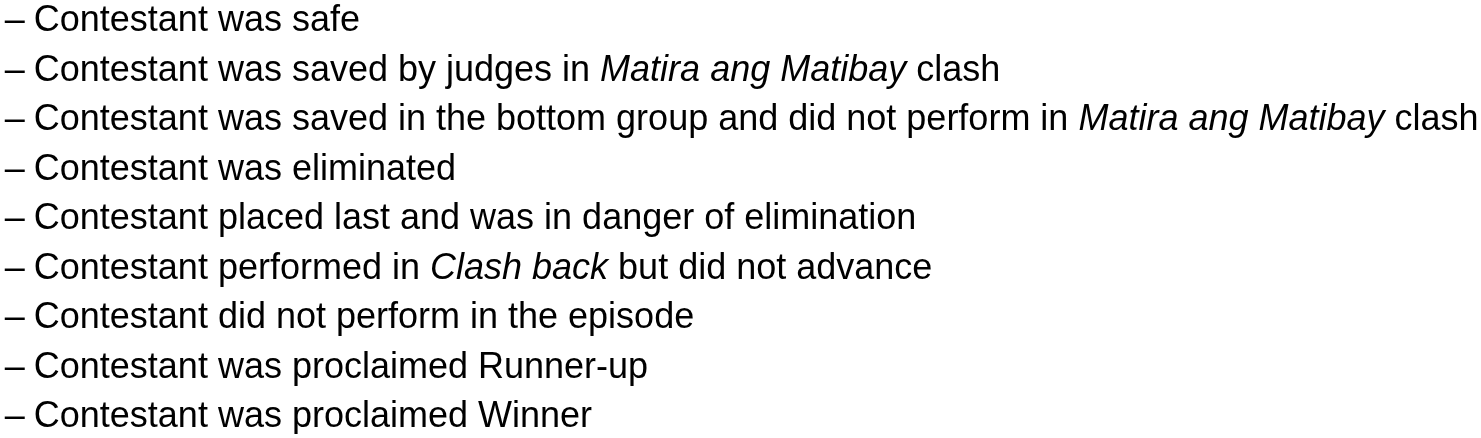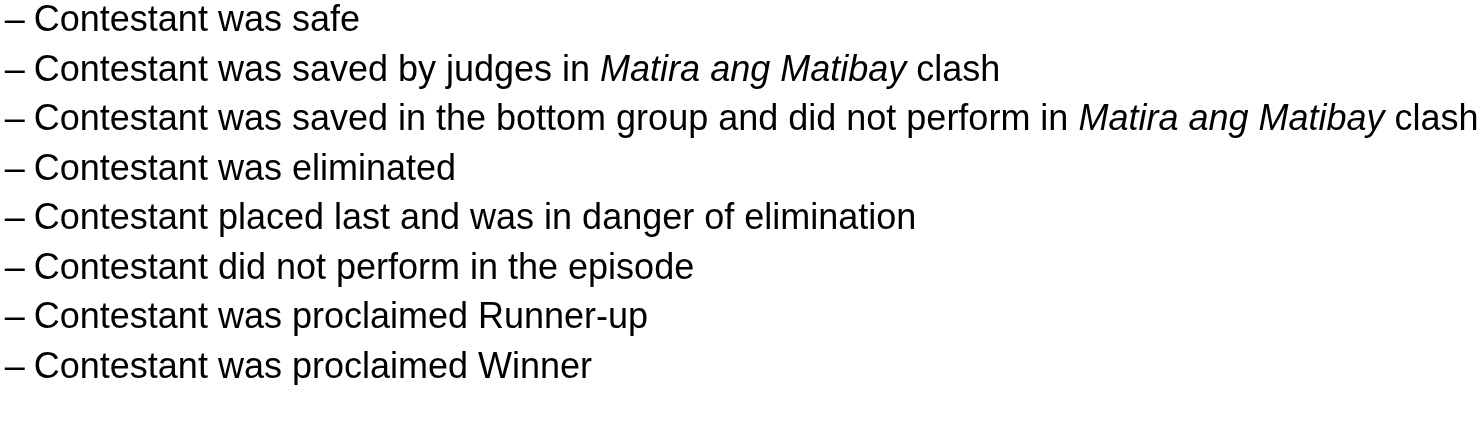- row: (483, 266)
